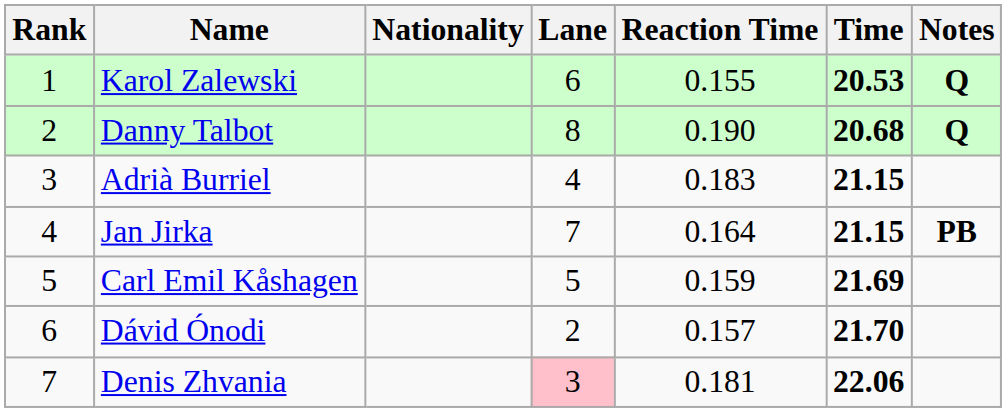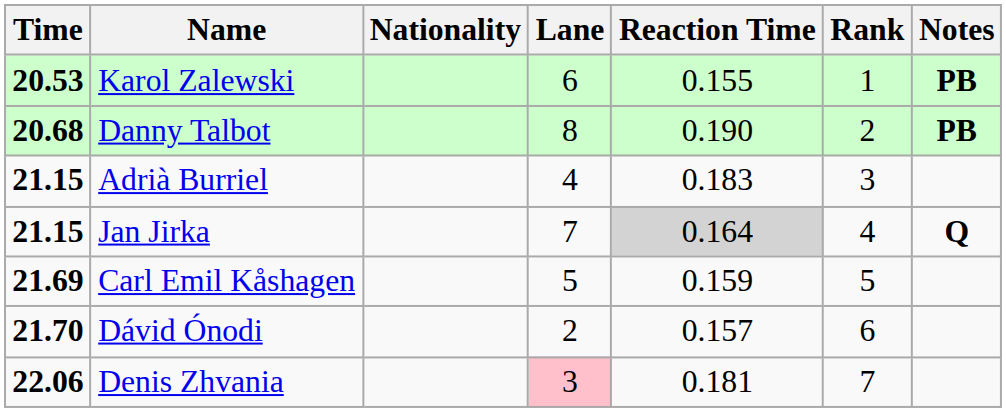columns swapped: (49, 29) <-> (869, 29)
(957, 79) Q -> (957, 79) PB
(957, 130) Q -> (957, 130) PB
(720, 230) no background -> (717, 230) lightgrey background
(957, 230) PB -> (957, 230) Q
